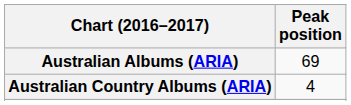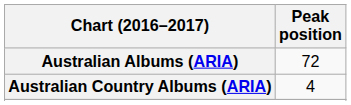(310, 61) 69 -> (310, 61) 72
